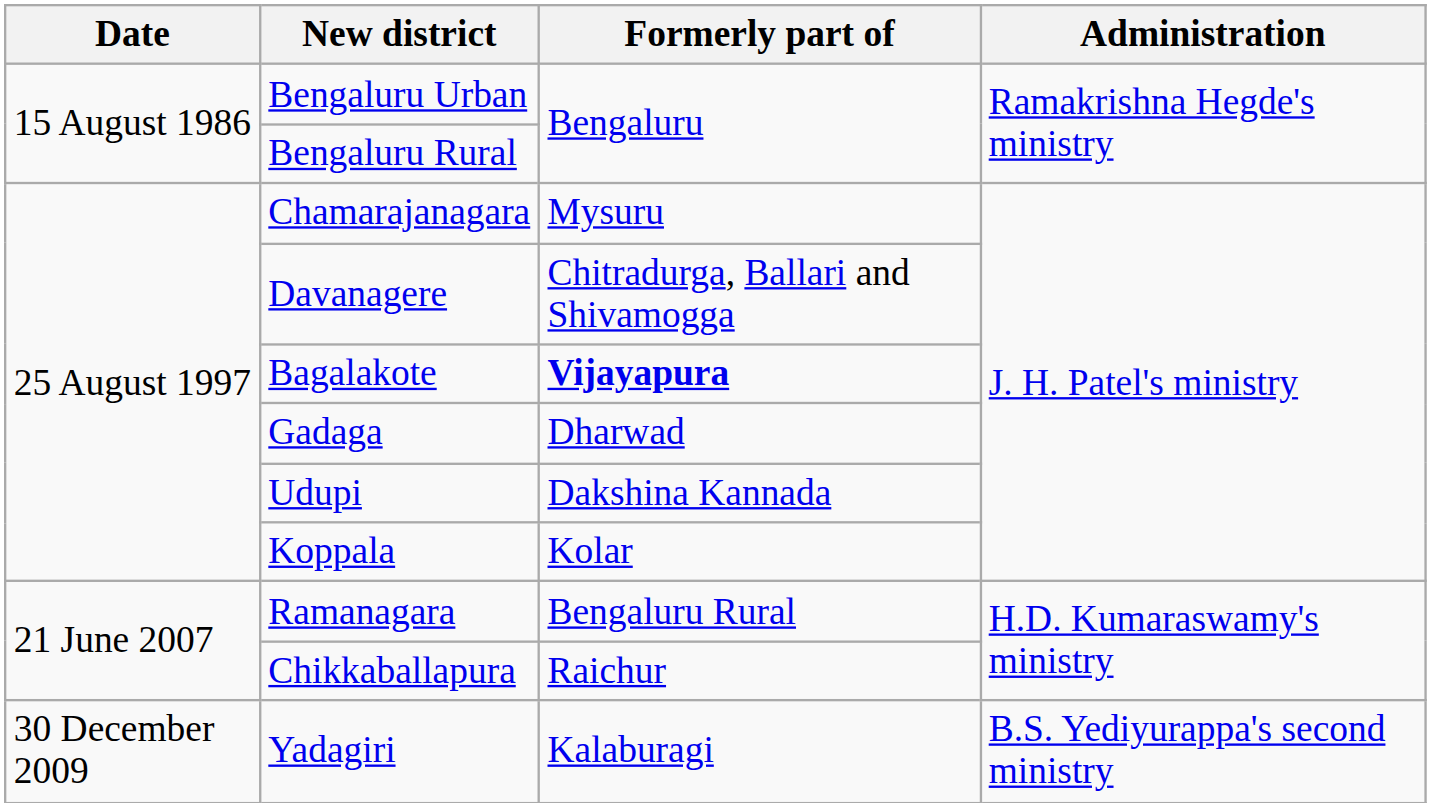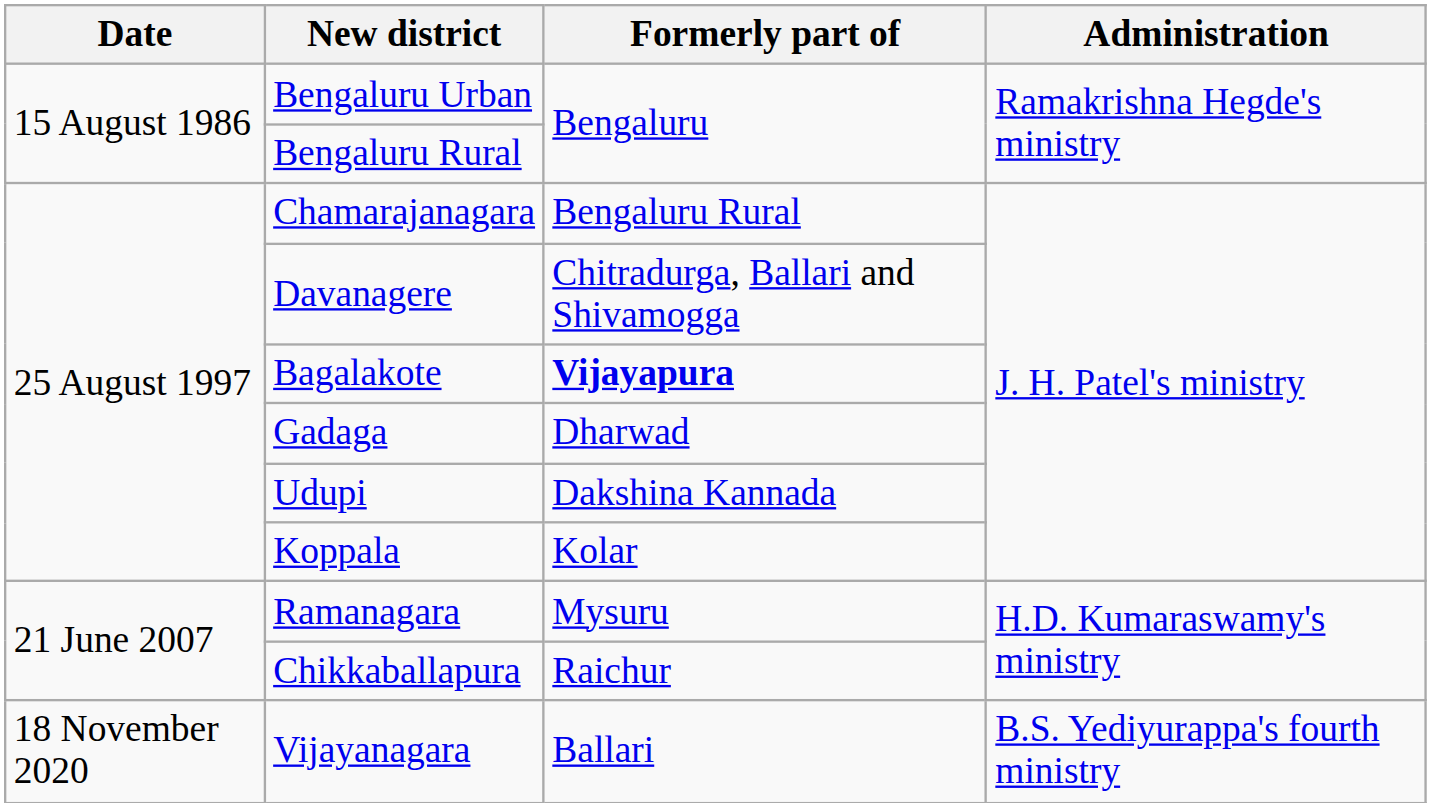(606, 212) Mysuru -> (677, 212) Bengaluru Rural
(672, 610) Bengaluru Rural -> (611, 610) Mysuru
- row: (332, 750)
+ row: (372, 750)
